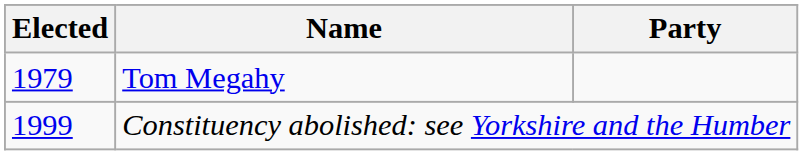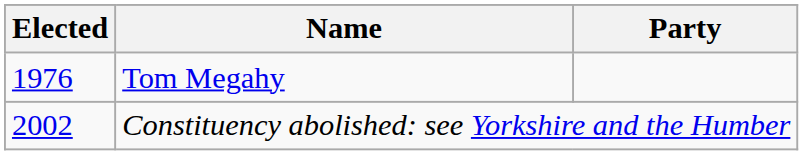(42, 76) 1979 -> (42, 76) 1976
(42, 125) 1999 -> (42, 125) 2002
